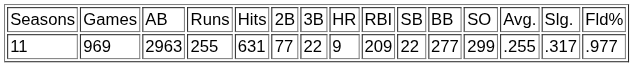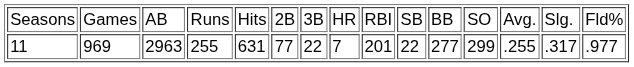(337, 46) 9 -> (337, 46) 7
(378, 46) 209 -> (378, 46) 201
